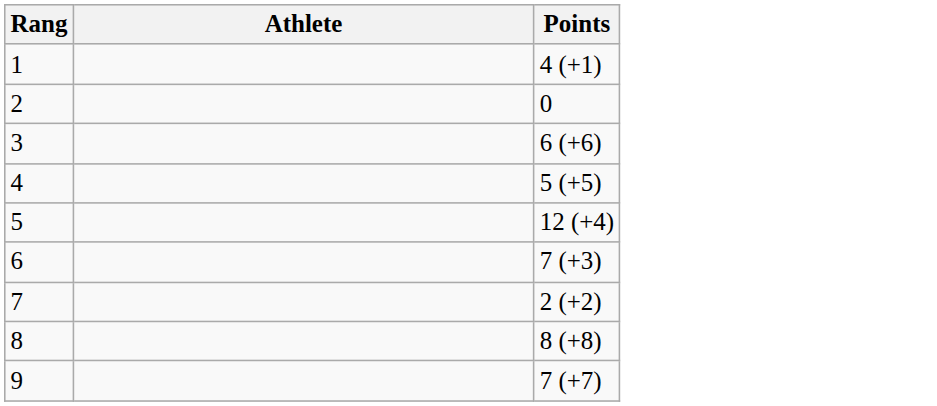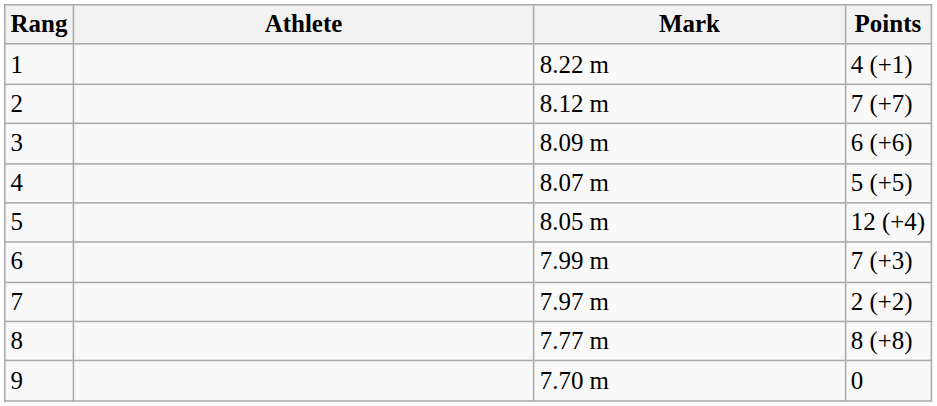+ column: (689, 24)
(546, 103) 0 -> (882, 103) 7 (+7)
(571, 380) 7 (+7) -> (857, 380) 0
